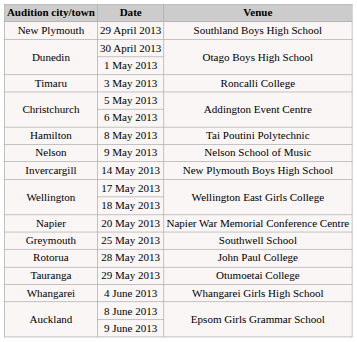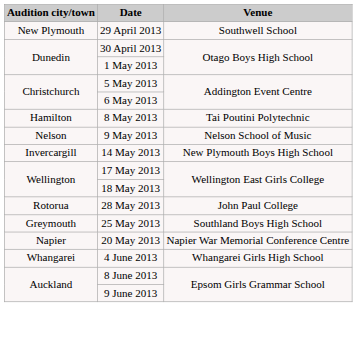(258, 30) Southland Boys High School -> (258, 30) Southwell School
- row: (131, 83)
rows swapped: (131, 223) <-> (131, 258)
(258, 240) Southwell School -> (258, 223) Southland Boys High School
- row: (131, 275)
